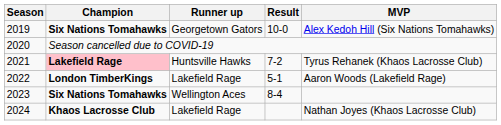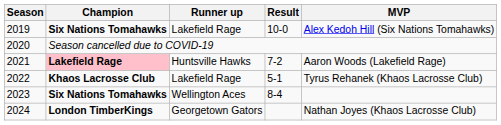(217, 29) Georgetown Gators -> (206, 29) Lakefield Rage
(393, 62) Tyrus Rehanek (Khaos Lacrosse Club) -> (375, 62) Aaron Woods (Lakefield Rage)
(101, 78) London TimberKings -> (102, 78) Khaos Lacrosse Club
(375, 78) Aaron Woods (Lakefield Rage) -> (393, 78) Tyrus Rehanek (Khaos Lacrosse Club)
(102, 111) Khaos Lacrosse Club -> (101, 111) London TimberKings
(206, 111) Lakefield Rage -> (217, 111) Georgetown Gators
